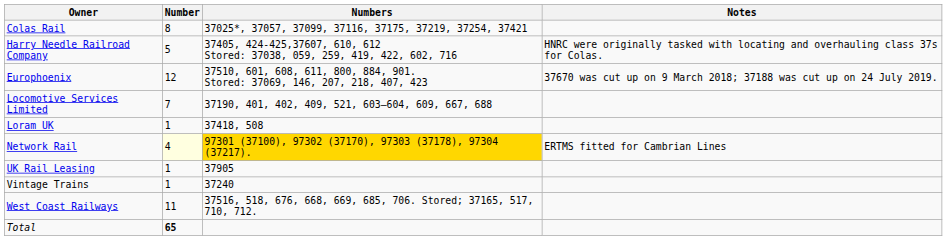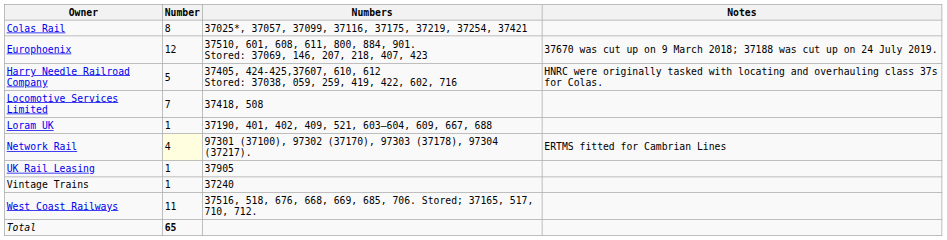rows swapped: (39, 77) <-> (68, 50)
(348, 104) 37190, 401, 402, 409, 521, 603–604, 609, 667, 688 -> (234, 104) 37418, 508
(234, 126) 37418, 508 -> (348, 126) 37190, 401, 402, 409, 521, 603–604, 609, 667, 688
(351, 147) gold background -> (351, 147) no background
